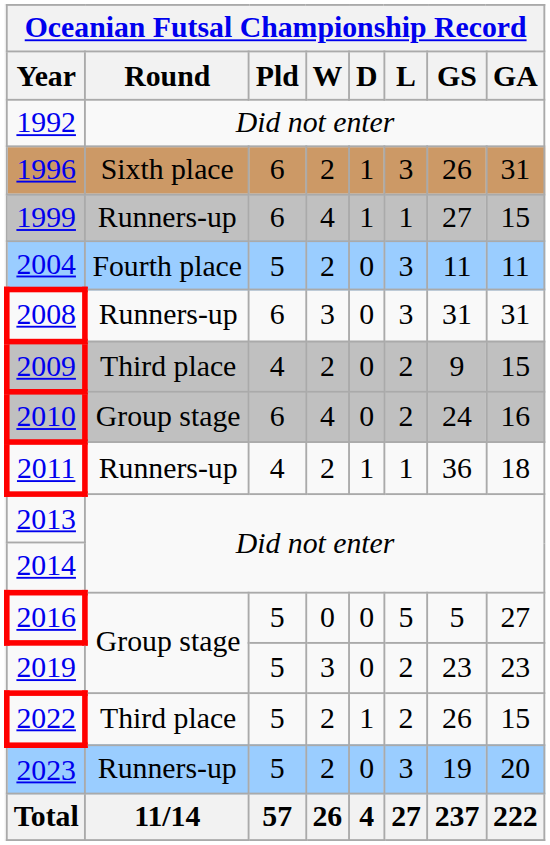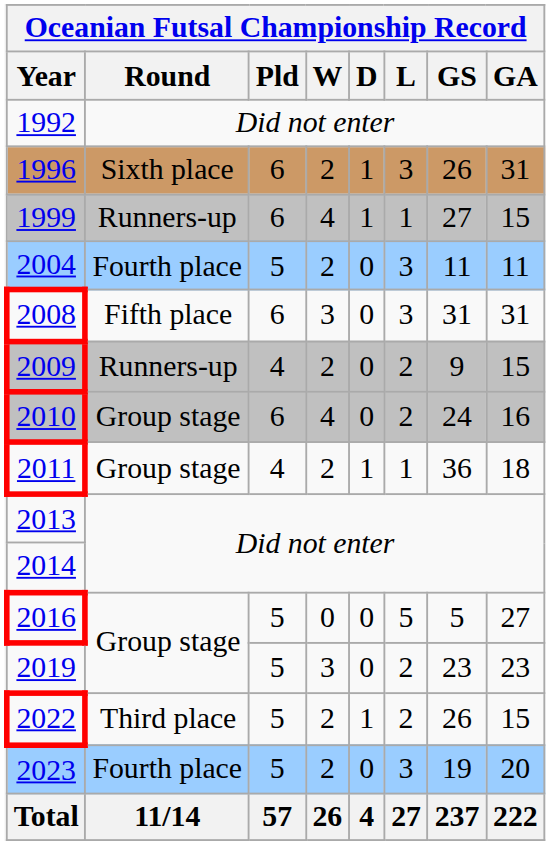(168, 315) Runners-up -> (168, 315) Fifth place
(168, 365) Third place -> (168, 365) Runners-up
(168, 467) Runners-up -> (168, 467) Group stage
(167, 768) Runners-up -> (167, 768) Fourth place
